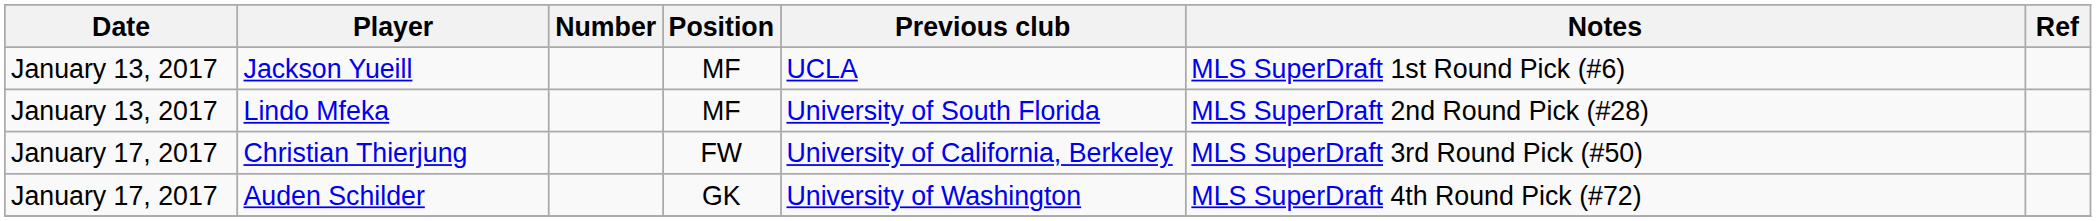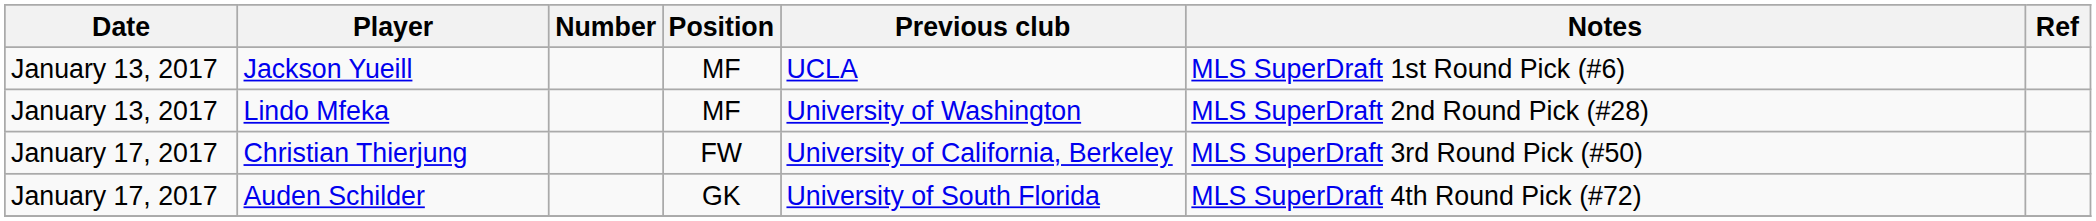(943, 111) University of South Florida -> (934, 111) University of Washington
(934, 196) University of Washington -> (943, 196) University of South Florida
